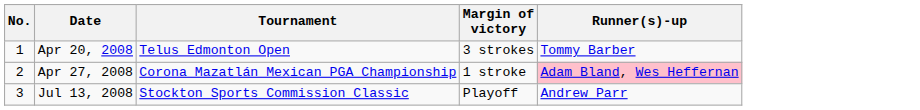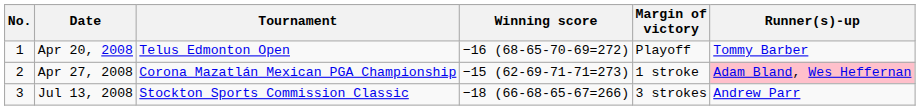+ column: (546, 23)
(498, 52) 3 strokes -> (663, 52) Playoff
(490, 95) Playoff -> (671, 95) 3 strokes
